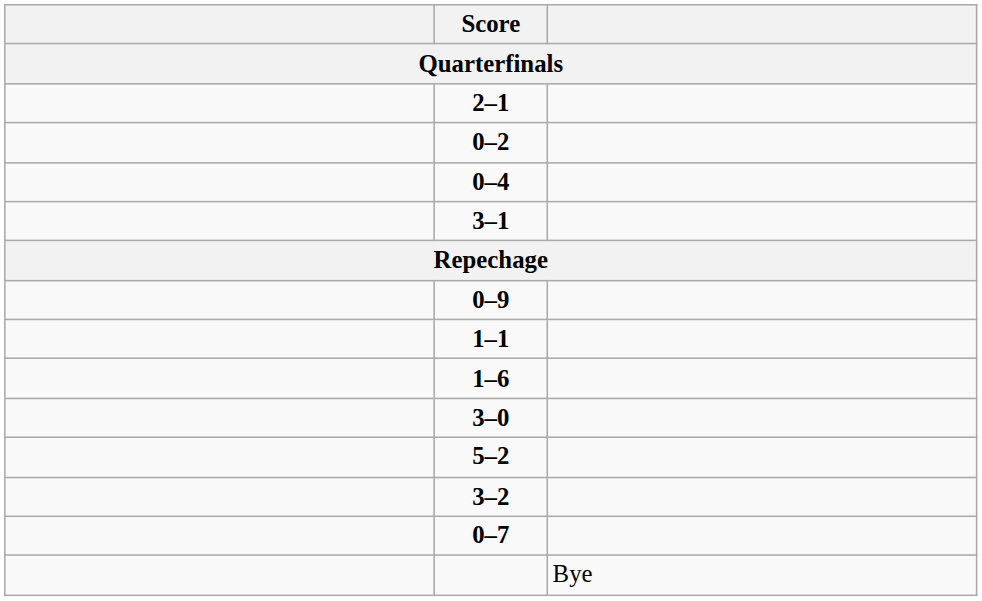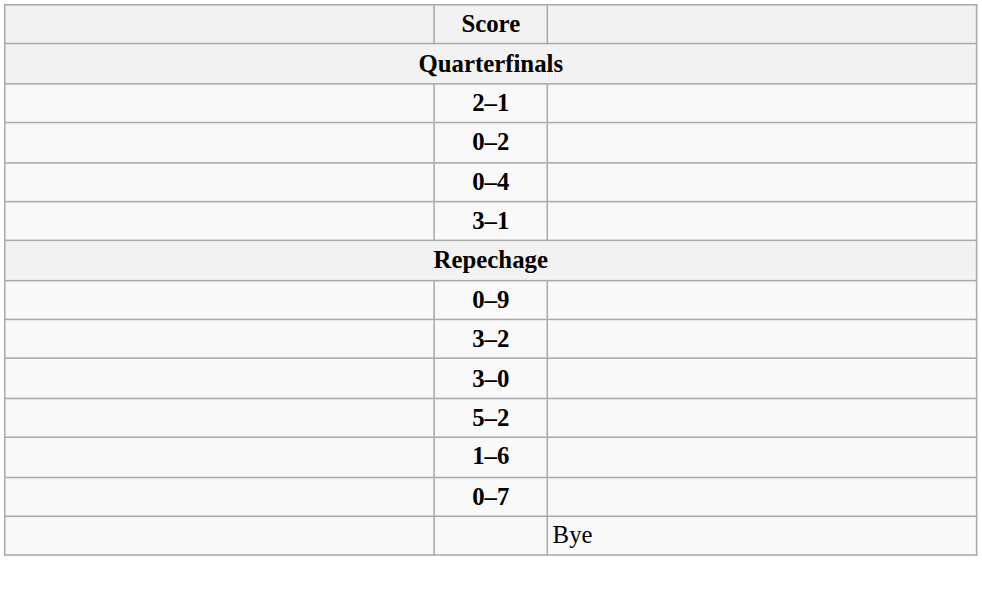- row: (491, 338)
rows swapped: (491, 378) <-> (491, 496)
